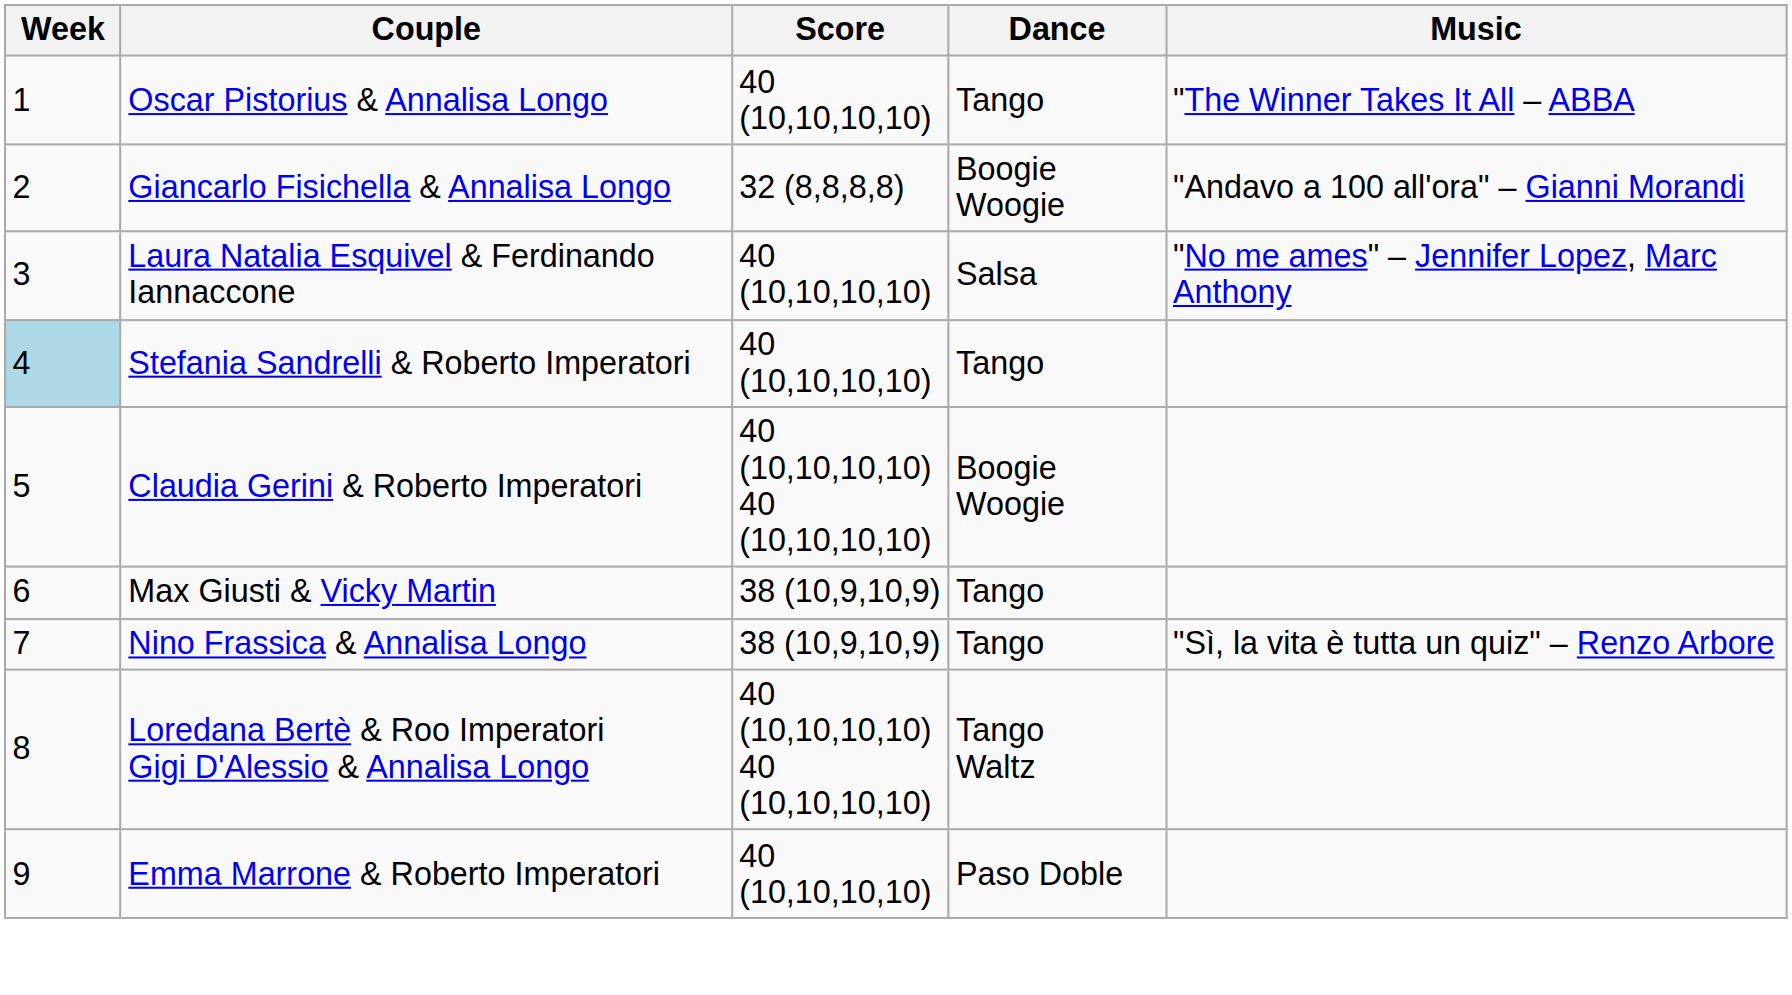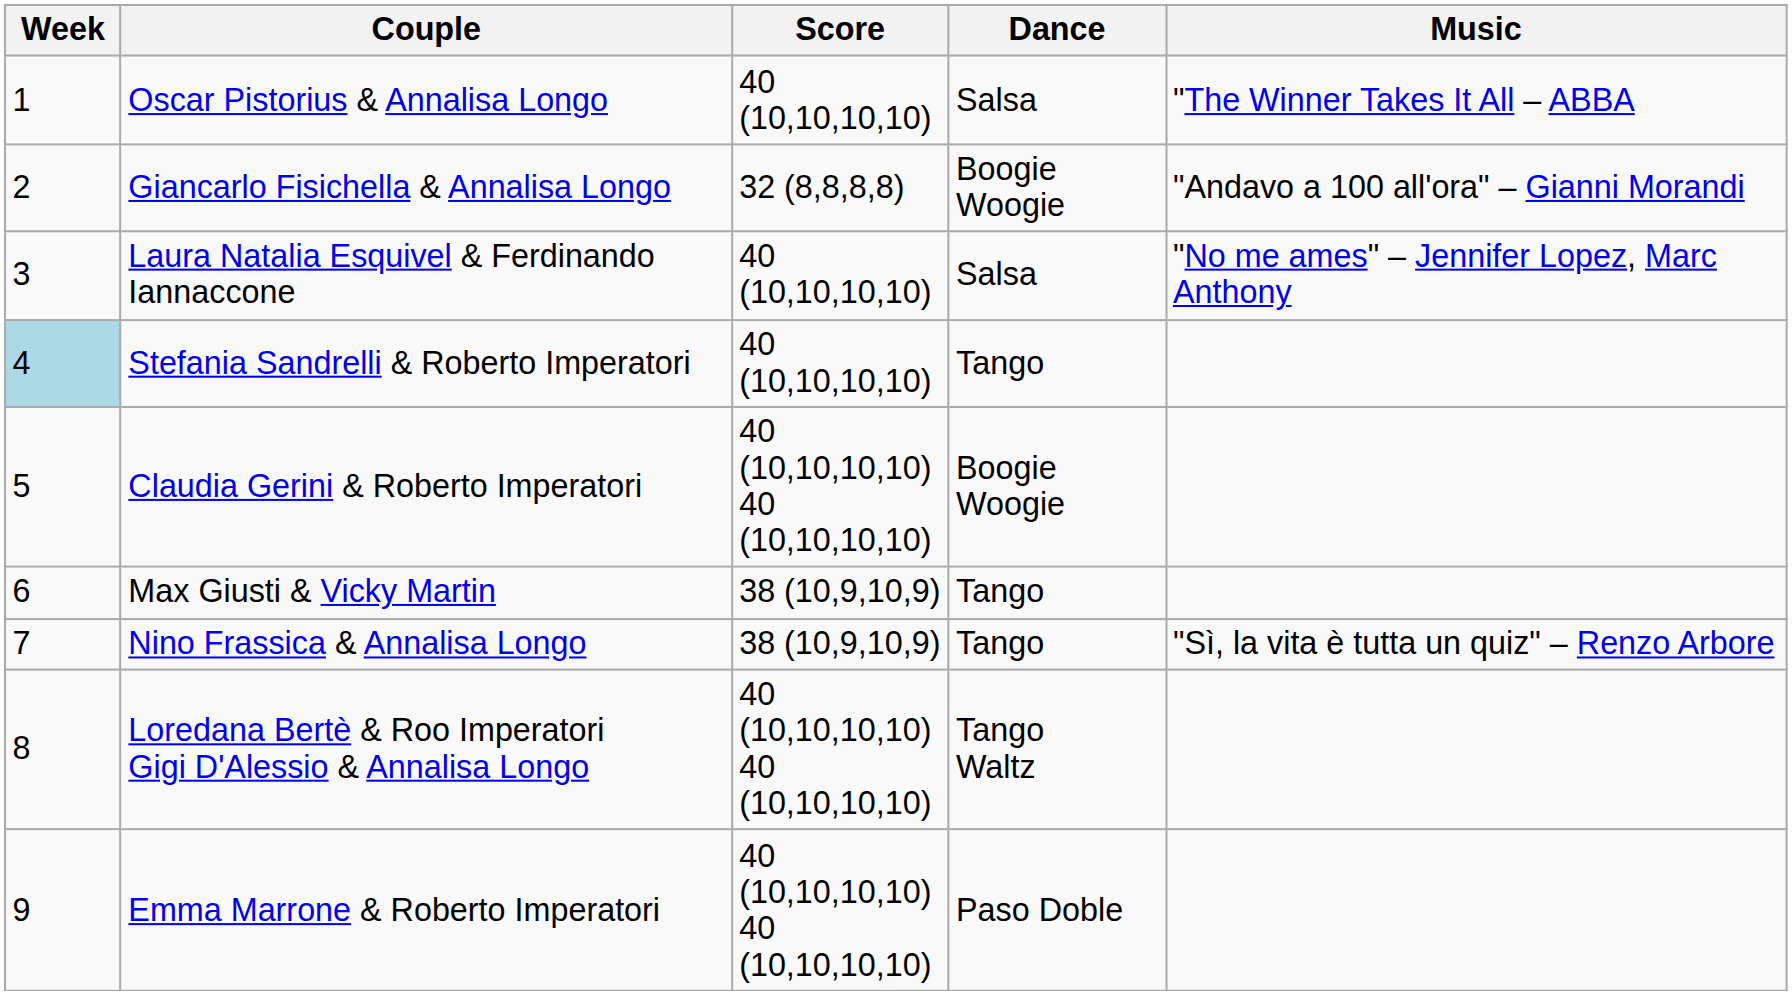(1000, 99) Tango -> (996, 99) Salsa
(835, 873) 40 (10,10,10,10) -> (835, 909) 40 (10,10,10,10) 40 (10,10,10,10)
